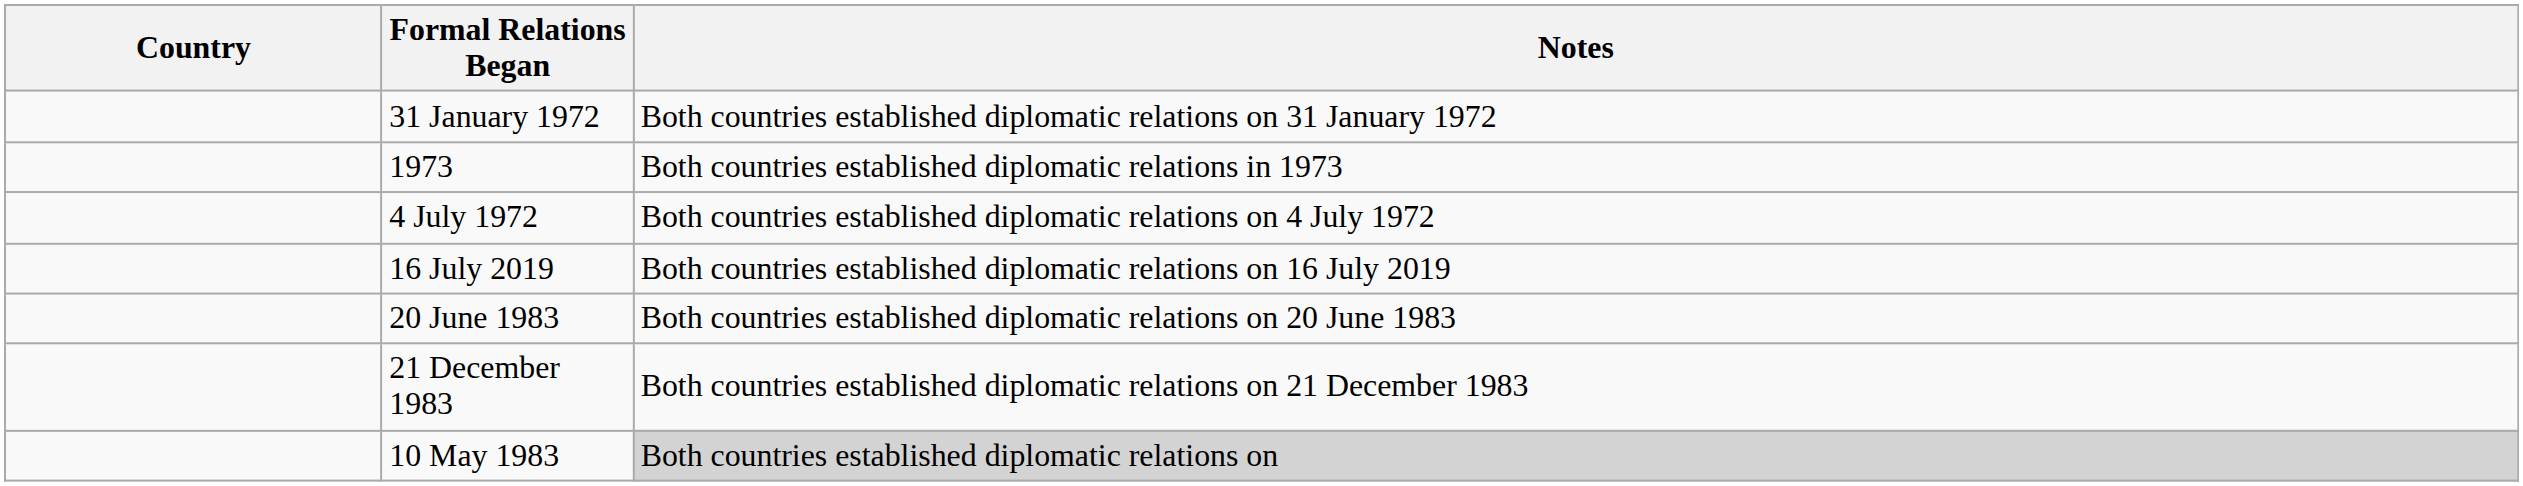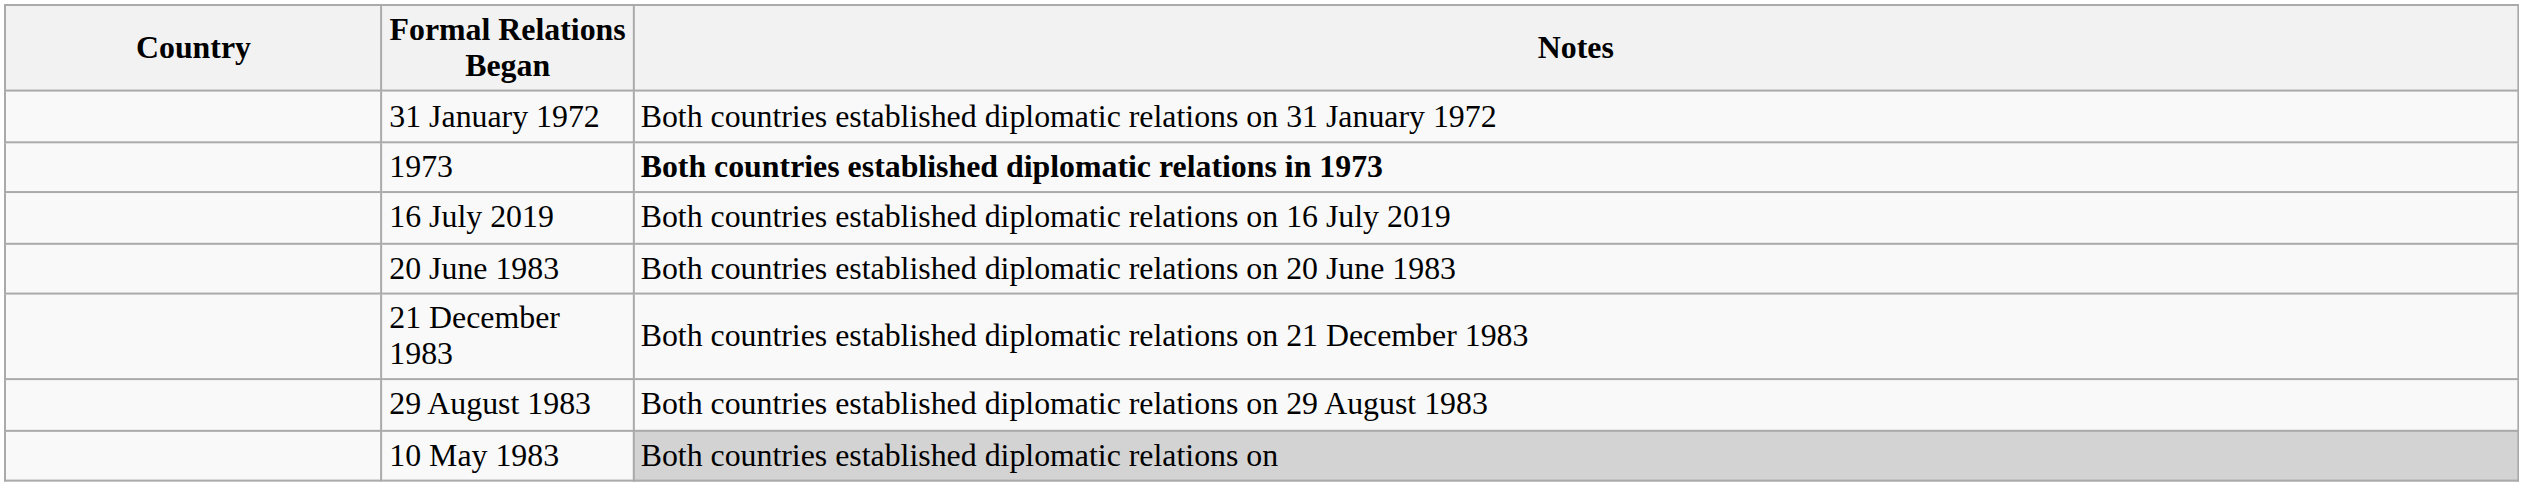(992, 166) normal -> (1012, 166) bold
- row: (464, 217)
+ row: (490, 404)
